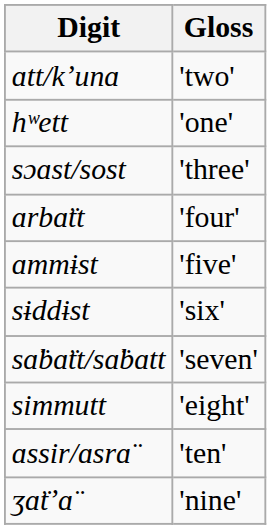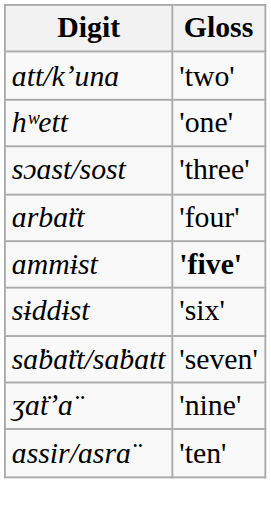(208, 264) normal -> (211, 264) bold
- row: (59, 405)
rows swapped: (42, 500) <-> (71, 452)
